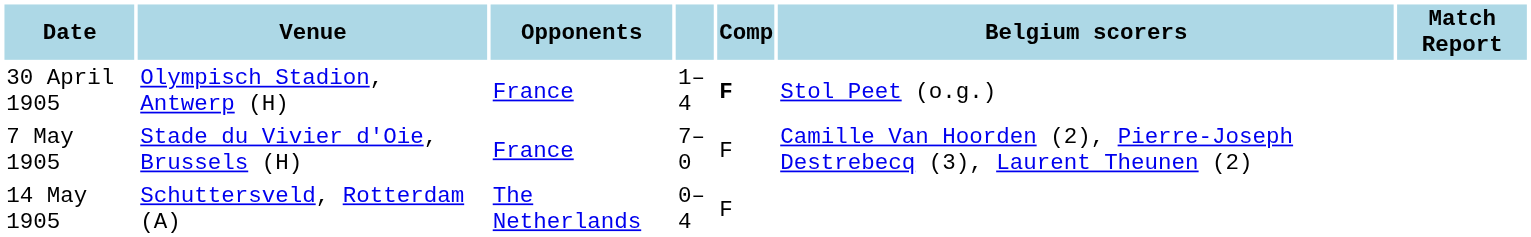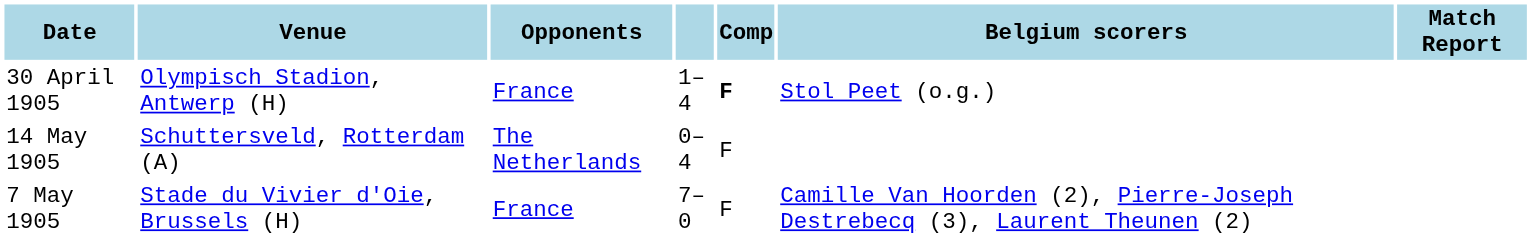rows swapped: (40, 150) <-> (47, 209)
